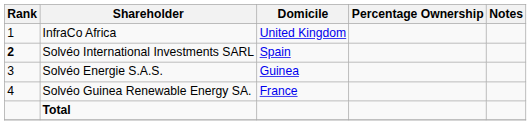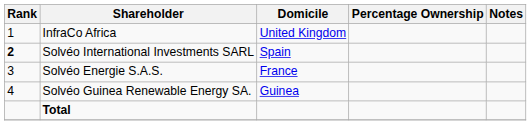(279, 71) Guinea -> (279, 71) France
(279, 91) France -> (279, 91) Guinea
